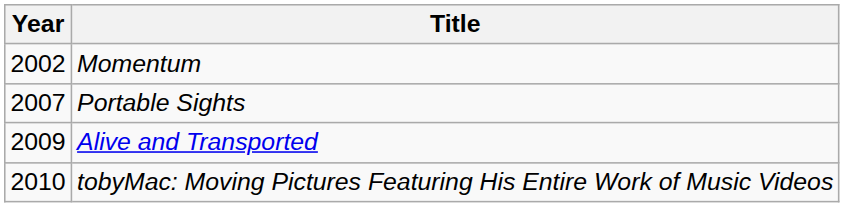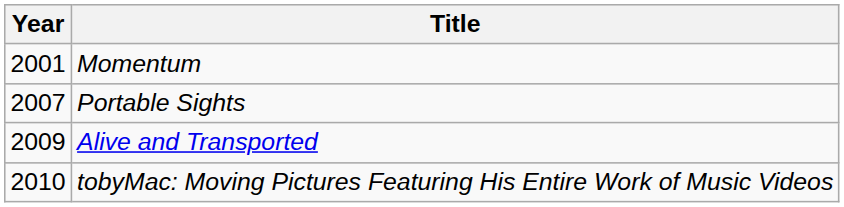(38, 63) 2002 -> (38, 63) 2001
